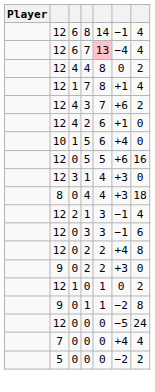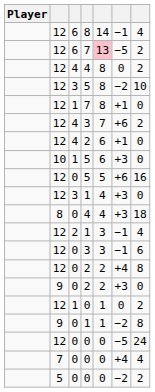(121, 50) −4 -> (121, 50) −5
(140, 50) 4 -> (140, 50) 2
+ row: (75, 86)
(140, 86) 4 -> (140, 105) 0
(121, 141) +4 -> (121, 159) +3
